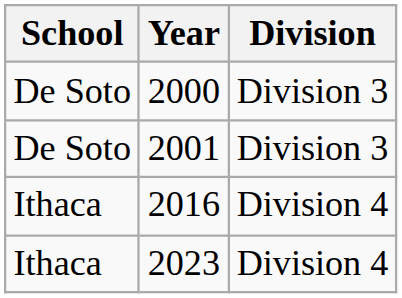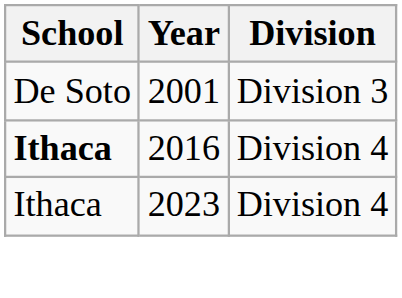- row: (184, 90)
(58, 205) normal -> (63, 147) bold
